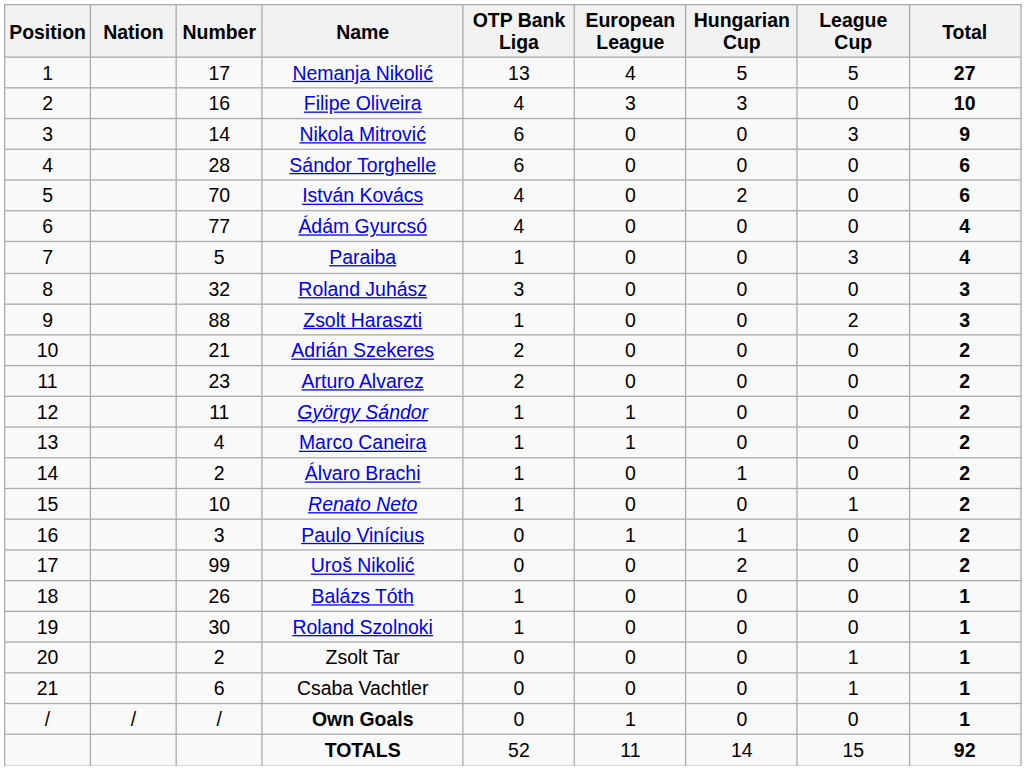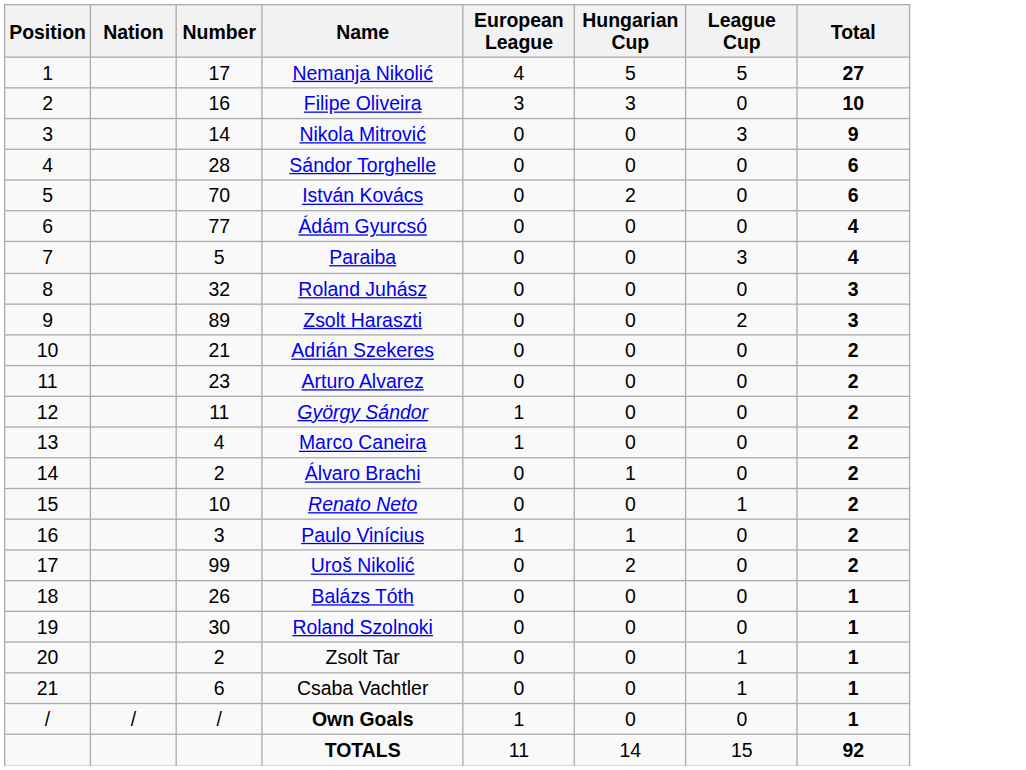- column: (519, 31)
(219, 319) 88 -> (219, 319) 89
